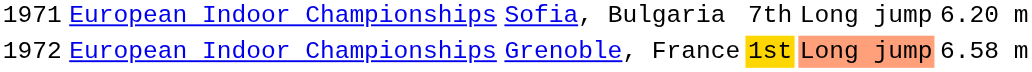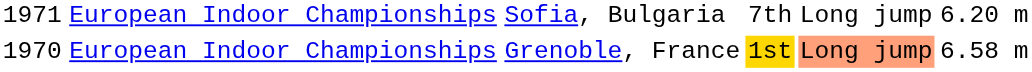(32, 52) 1972 -> (32, 52) 1970
